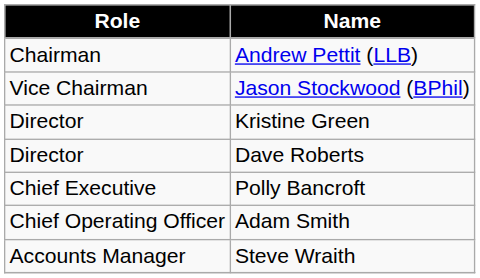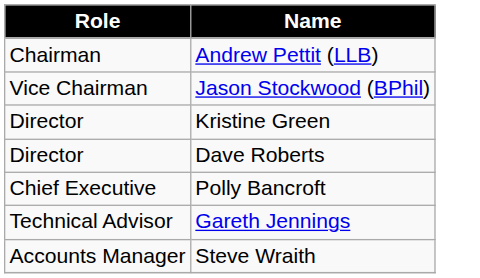+ row: (273, 222)
- row: (292, 222)
